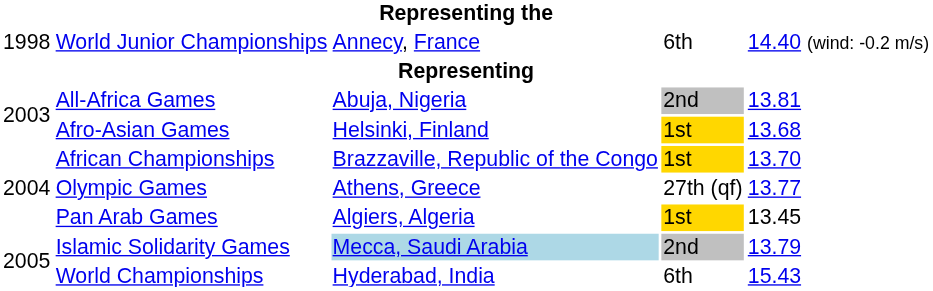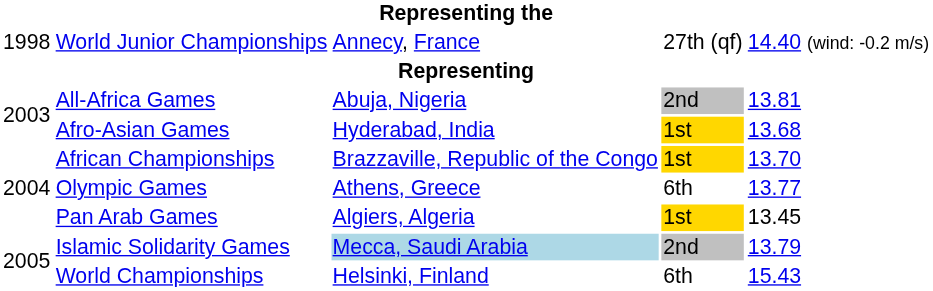(678, 42) 6th -> (703, 42) 27th (qf)
(411, 129) Helsinki, Finland -> (414, 129) Hyderabad, India
(703, 188) 27th (qf) -> (678, 188) 6th
(414, 276) Hyderabad, India -> (411, 276) Helsinki, Finland
